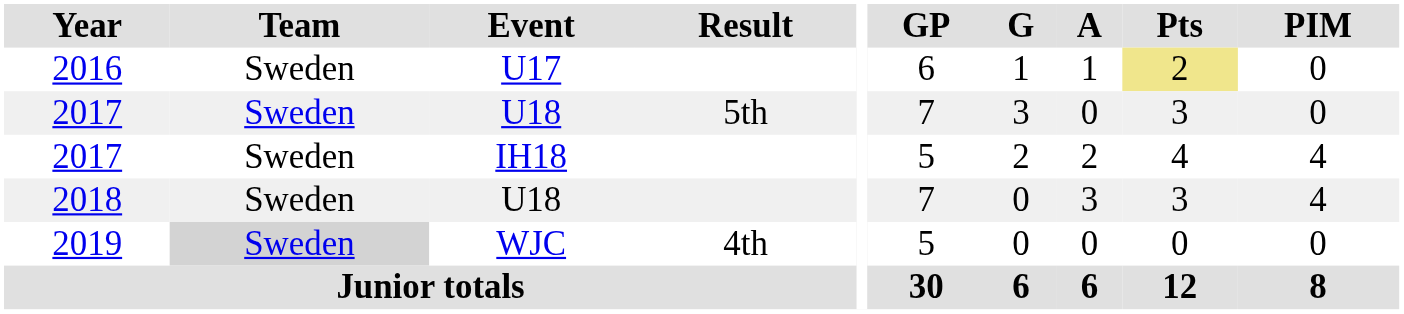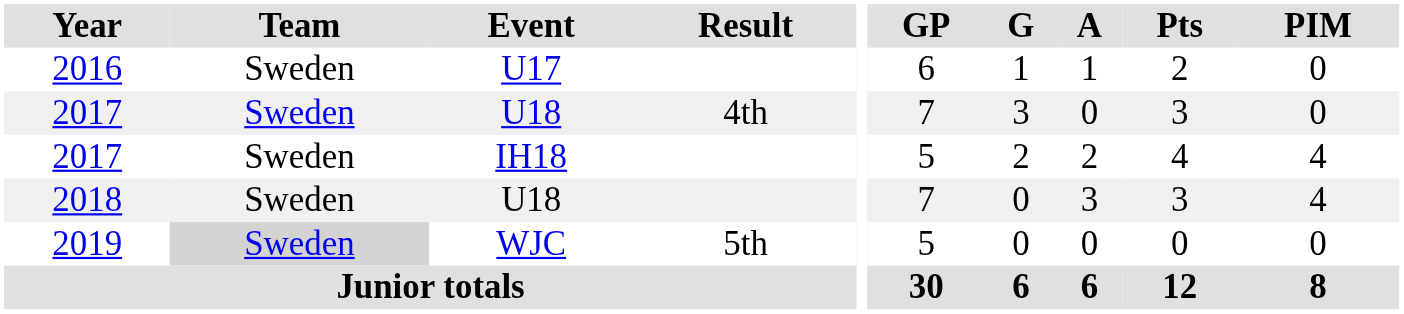(1180, 68) khaki background -> (1180, 68) no background
(746, 112) 5th -> (746, 112) 4th
(746, 243) 4th -> (746, 243) 5th
